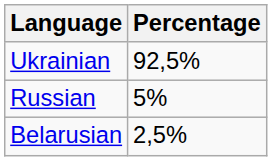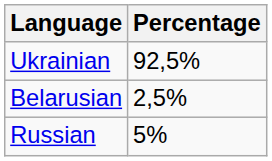rows swapped: (53, 98) <-> (66, 135)
